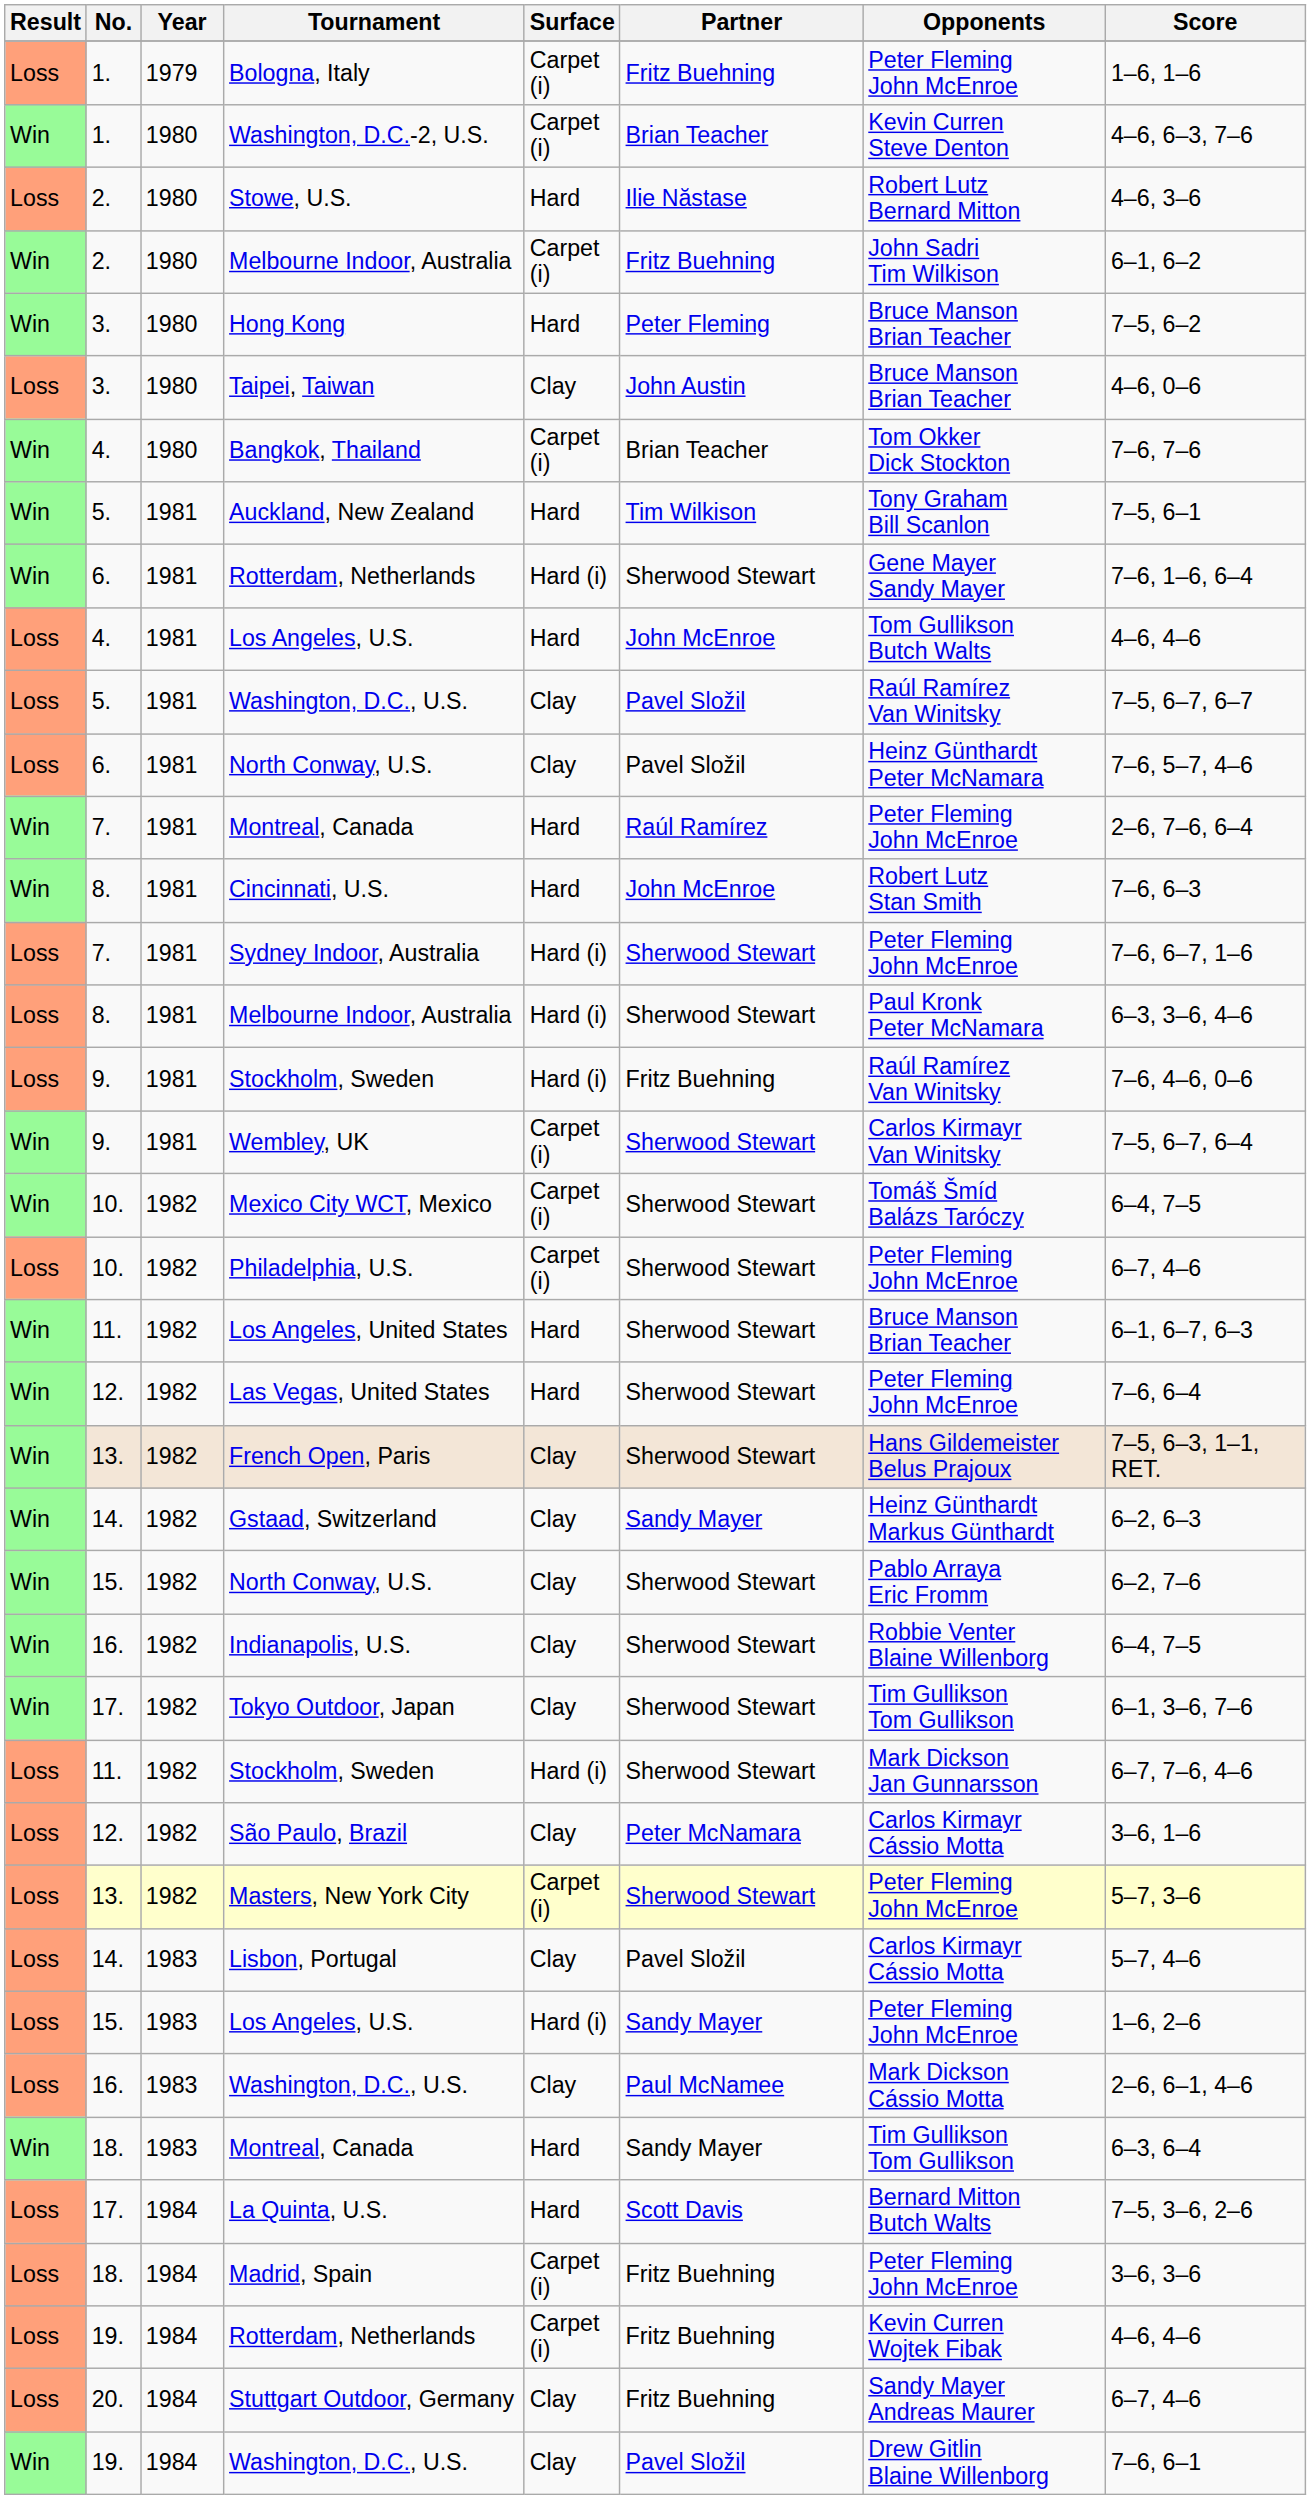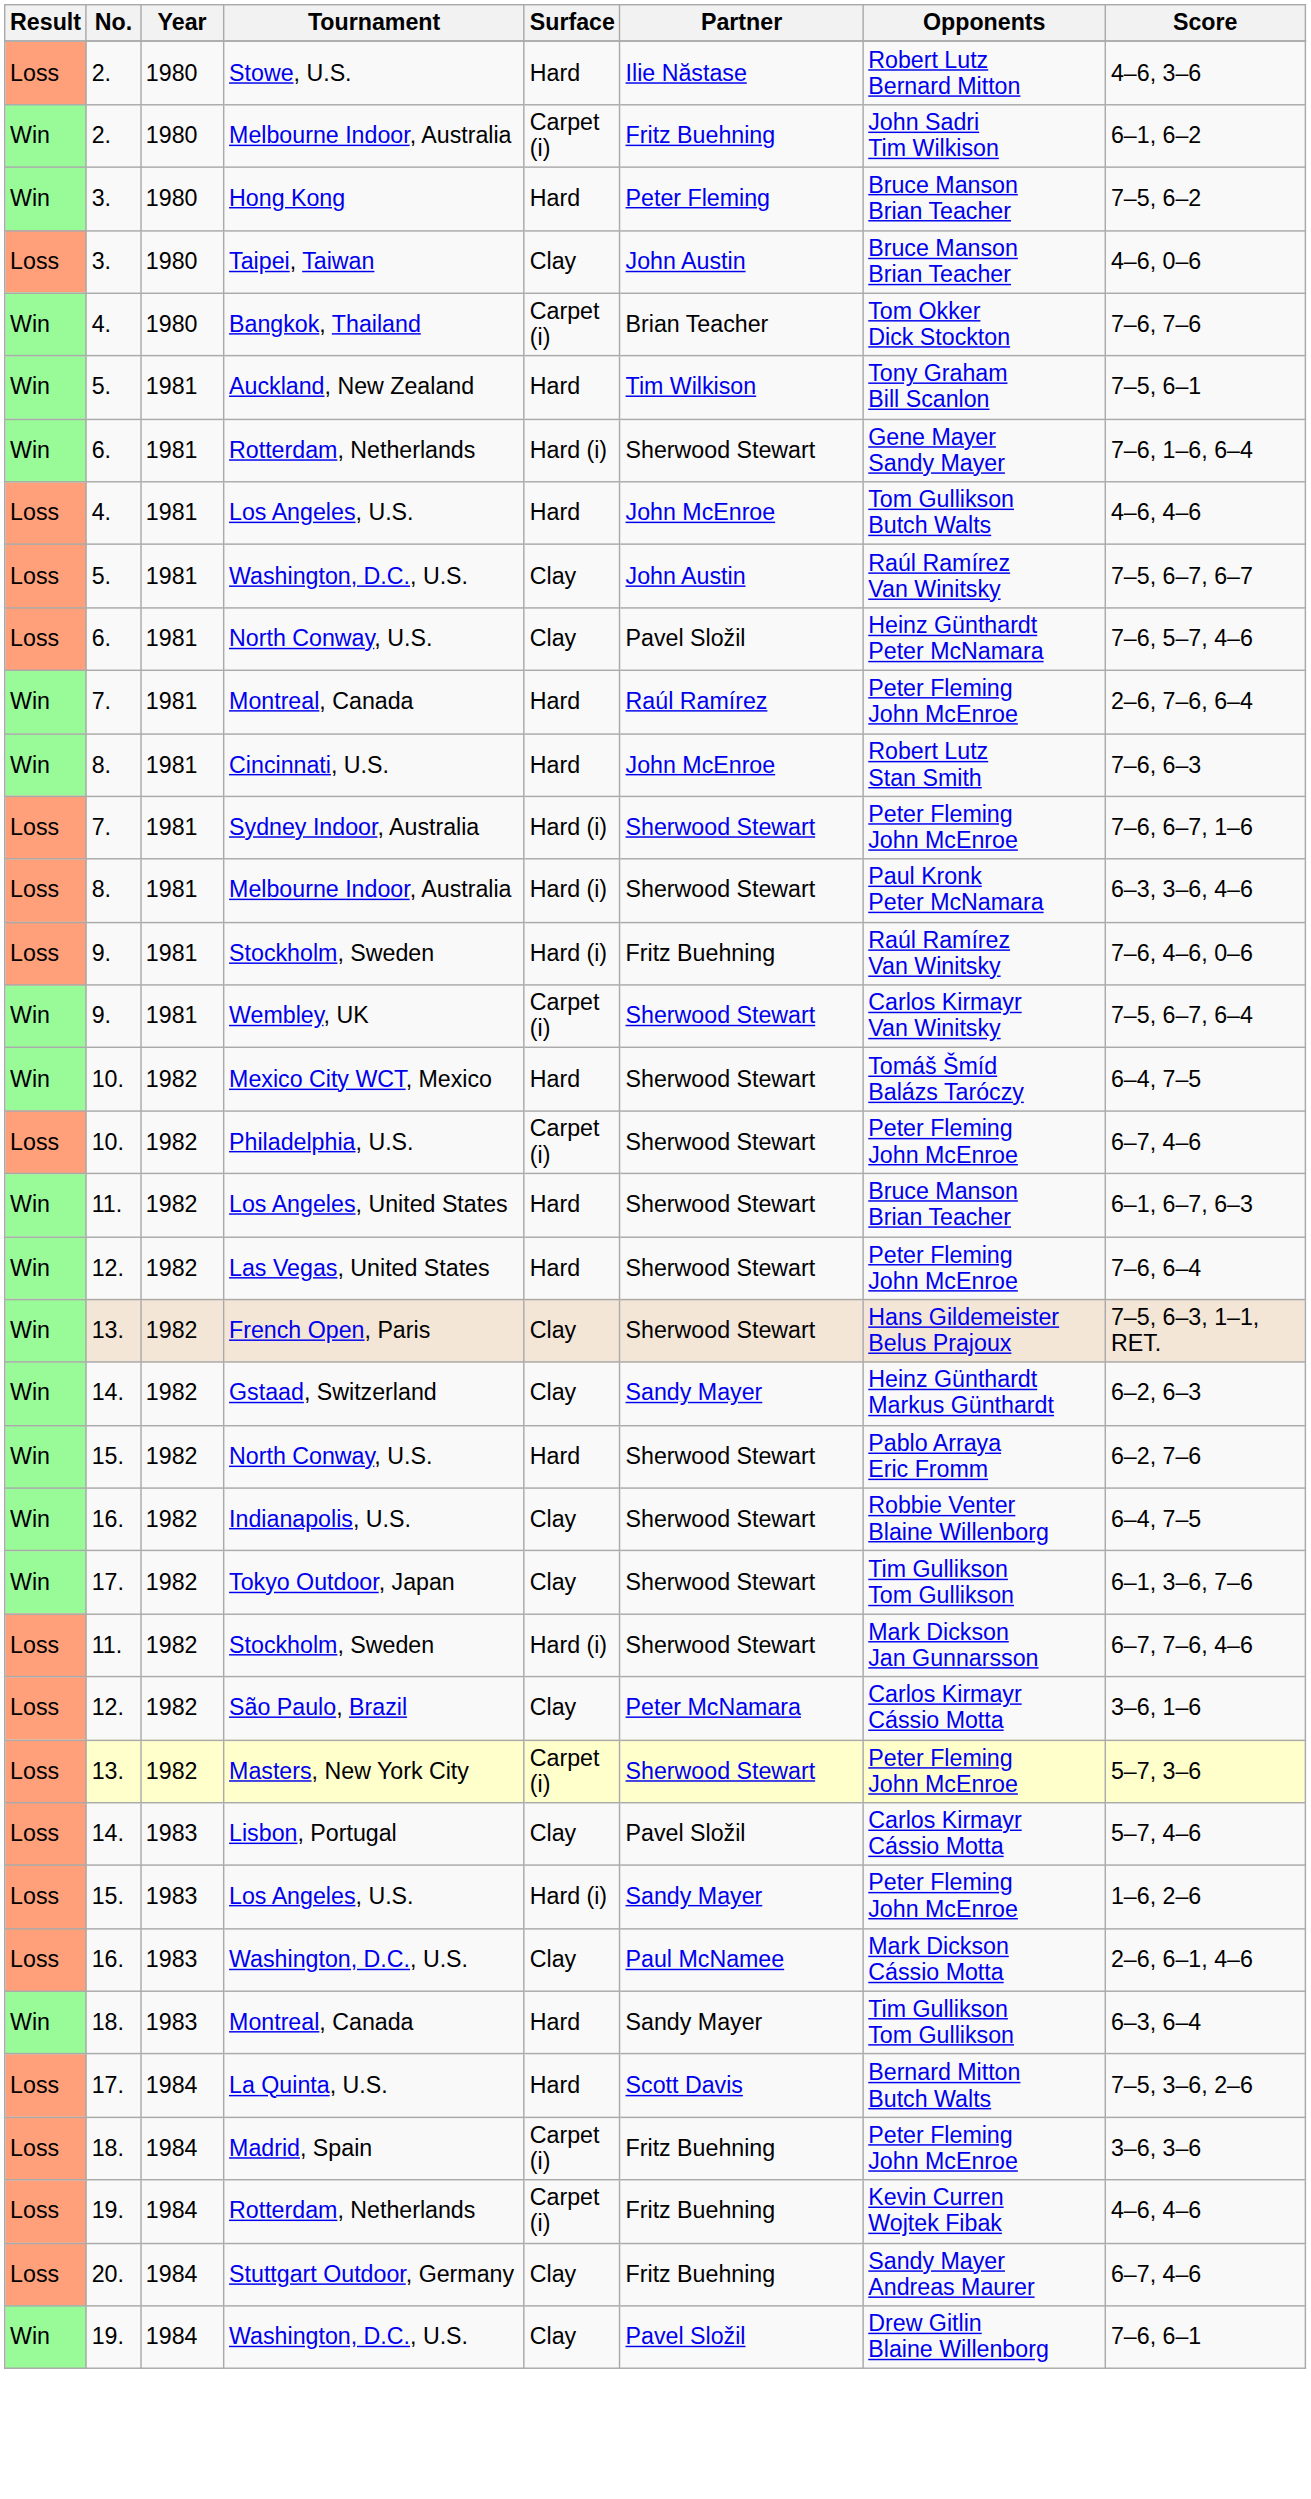- row: (101, 72)
- row: (101, 135)
(686, 701) Pavel Složil -> (686, 575) John Austin
(565, 1204) Carpet (i) -> (555, 1079) Hard
(553, 1582) Clay -> (555, 1456) Hard
